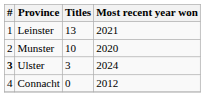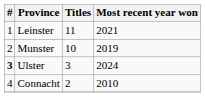(70, 30) 13 -> (70, 30) 11
(107, 48) 2020 -> (107, 48) 2019
(68, 83) 0 -> (68, 83) 2
(107, 83) 2012 -> (107, 83) 2010
